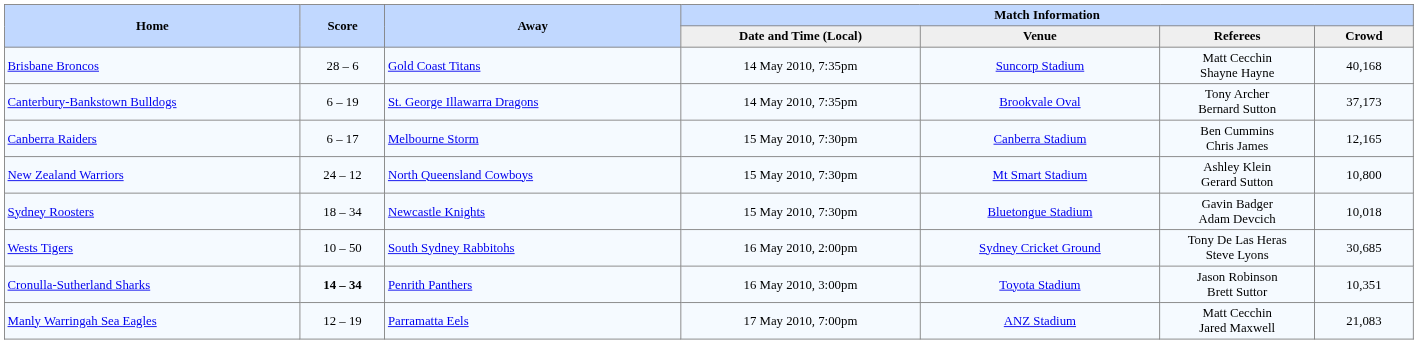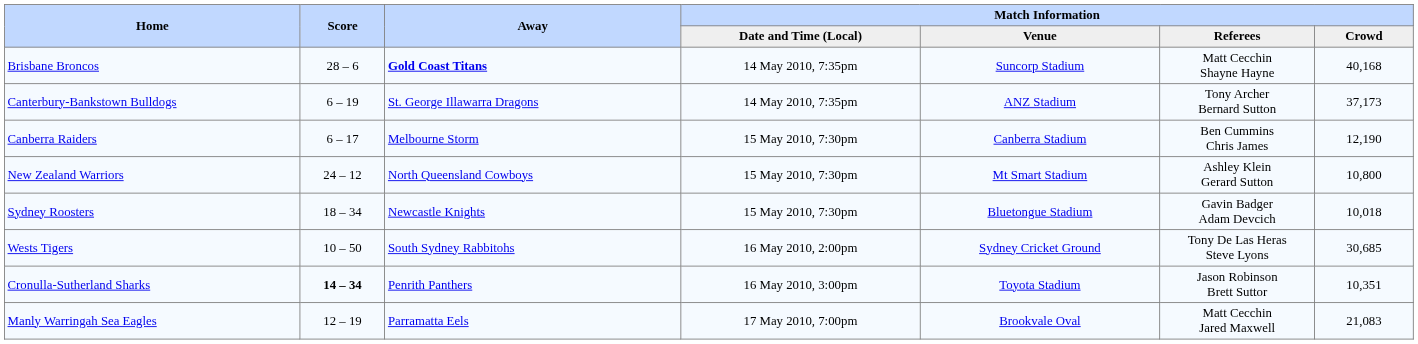(434, 65) normal -> (438, 65) bold
(1040, 101) Brookvale Oval -> (1040, 101) ANZ Stadium
(1364, 138) 12,165 -> (1364, 138) 12,190
(1040, 320) ANZ Stadium -> (1040, 320) Brookvale Oval
